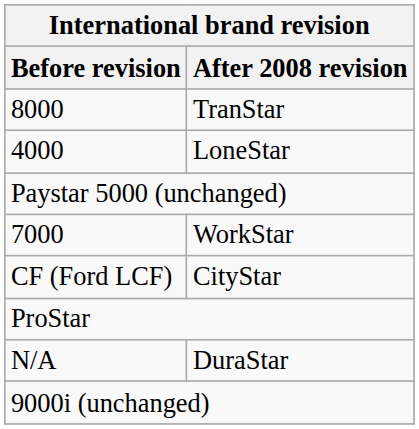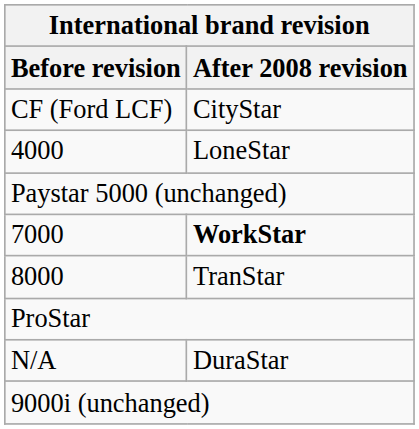rows swapped: (92, 276) <-> (37, 109)
(243, 234) normal -> (249, 234) bold
